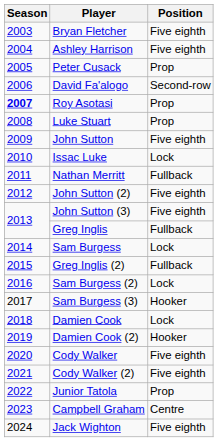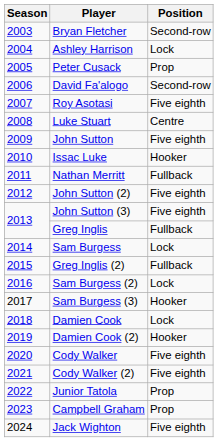(178, 31) Five eighth -> (180, 31) Second-row
(178, 49) Five eighth -> (162, 49) Lock
(20, 103) bold -> (20, 103) normal
(162, 103) Prop -> (178, 103) Five eighth
(162, 121) Prop -> (167, 121) Centre
(162, 157) Lock -> (168, 157) Hooker
(167, 409) Centre -> (162, 409) Prop
